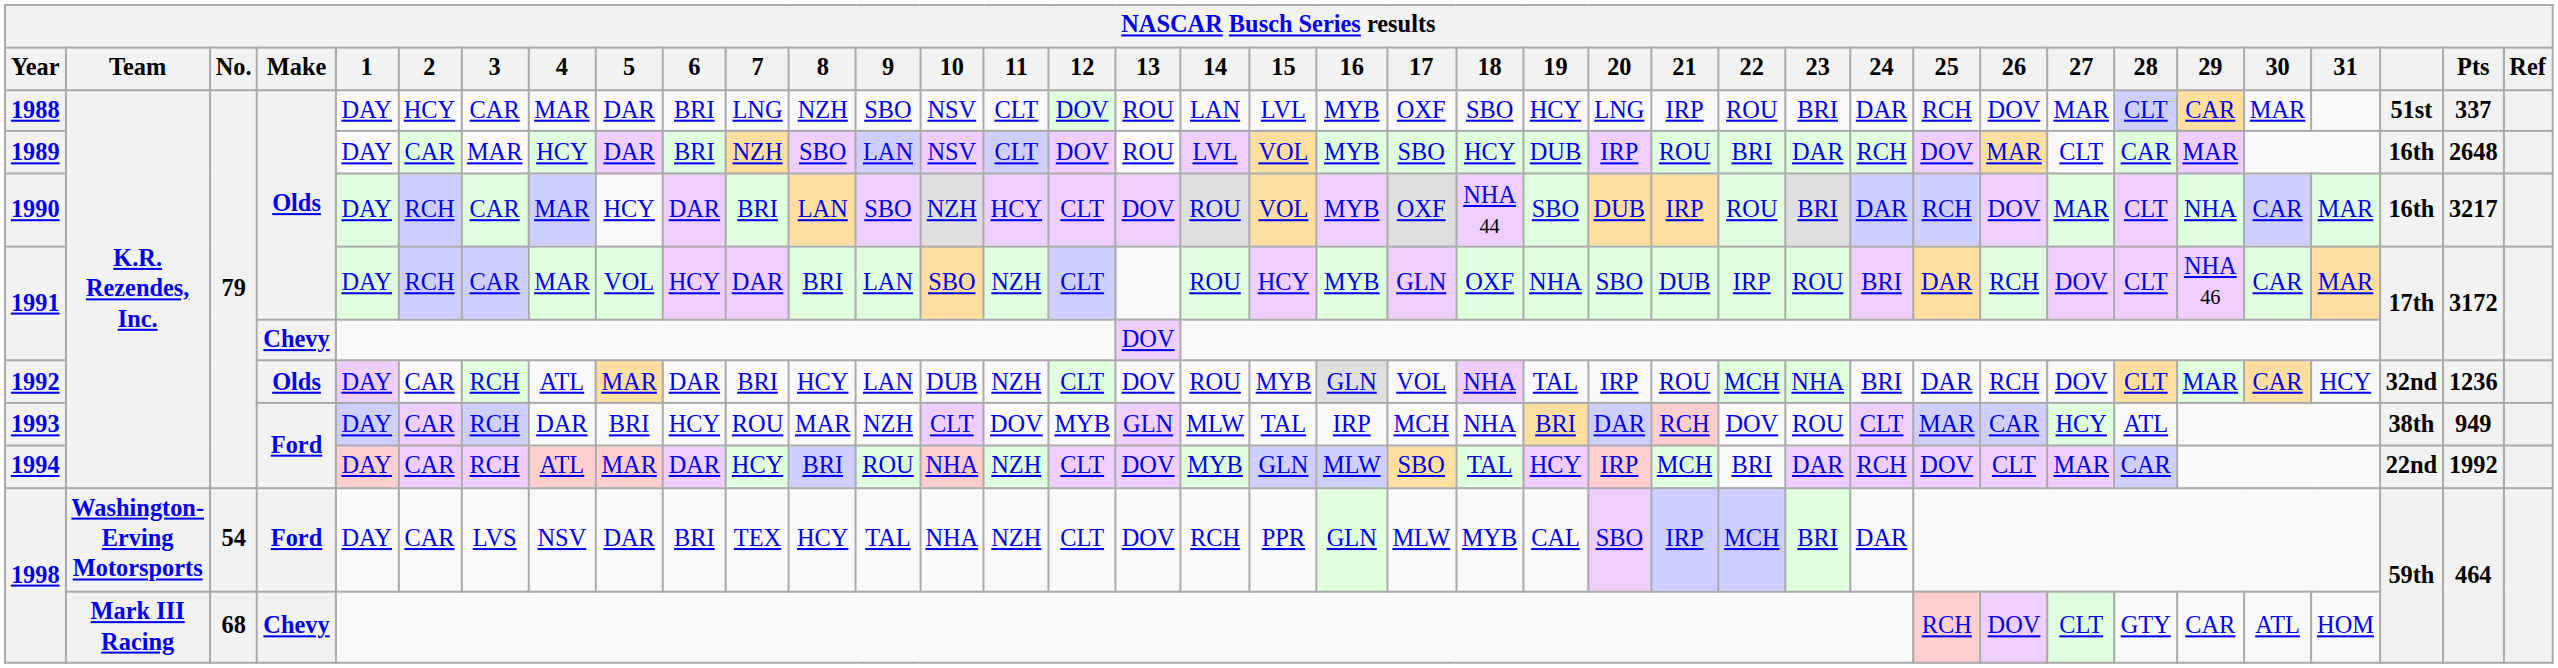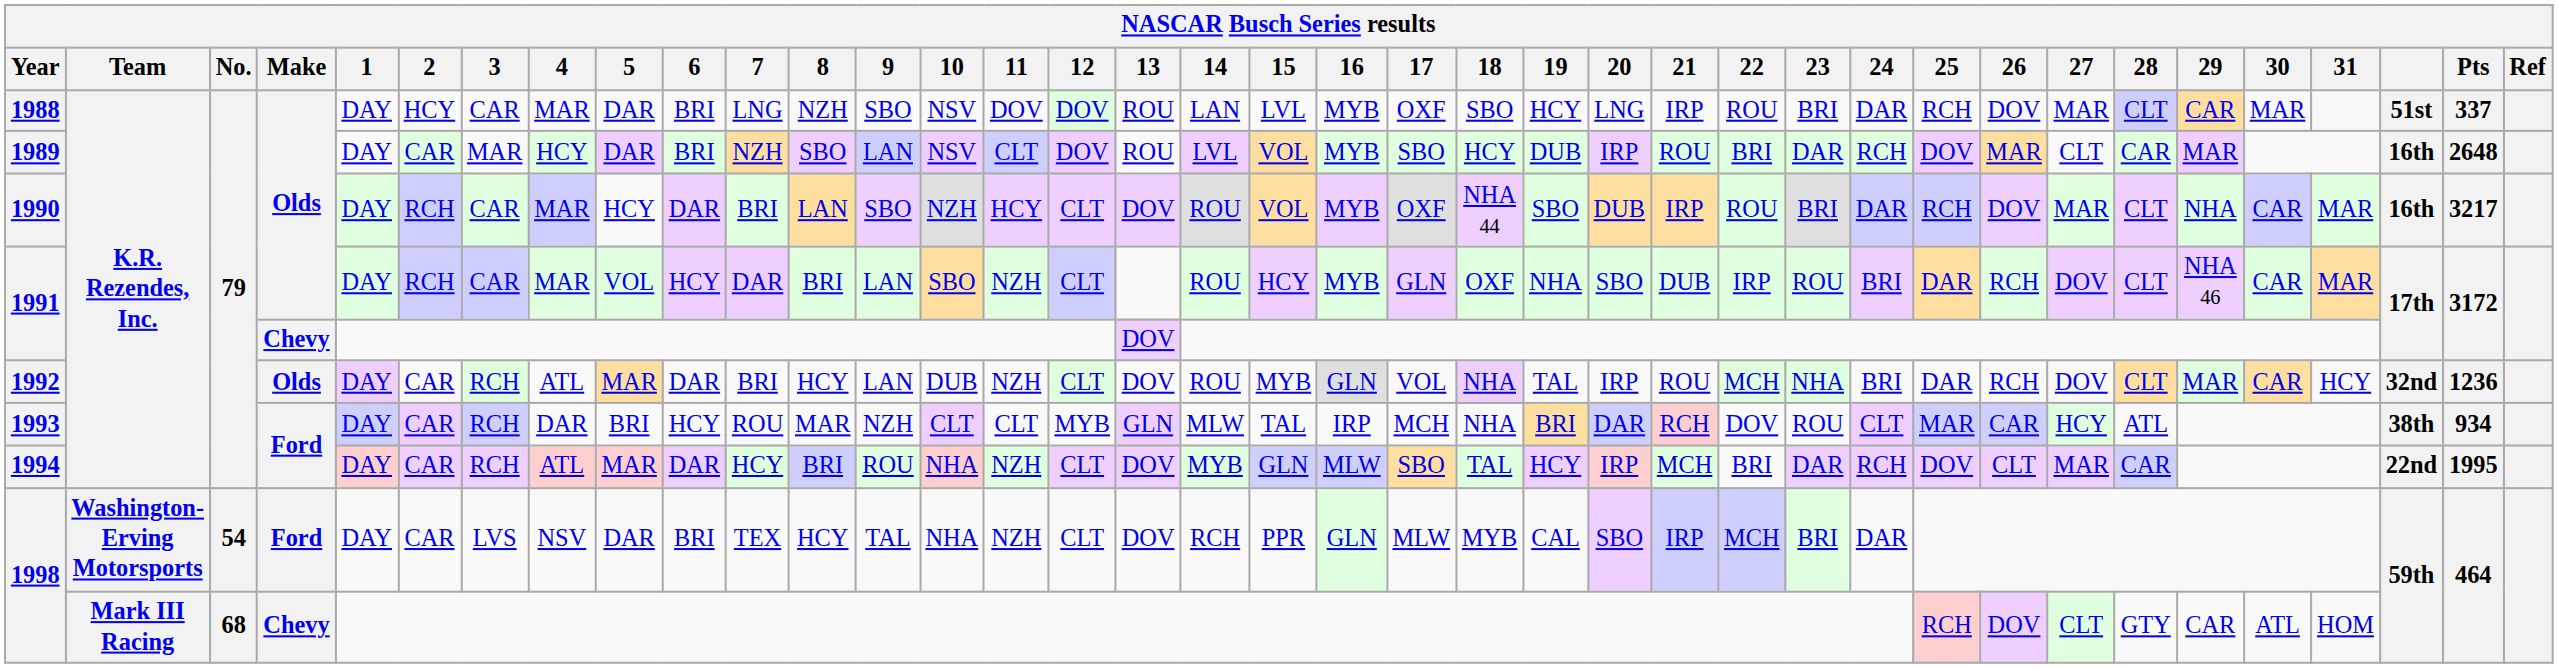(1016, 109) CLT -> (1016, 109) DOV
(1016, 423) DOV -> (1016, 423) CLT
(2473, 423) 949 -> (2473, 423) 934
(2473, 466) 1992 -> (2473, 466) 1995
